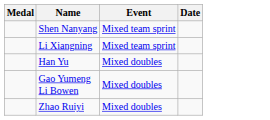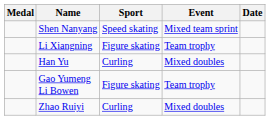+ column: (131, 12)
(139, 46) Mixed team sprint -> (190, 46) Team trophy
(132, 85) Mixed doubles -> (190, 85) Team trophy
